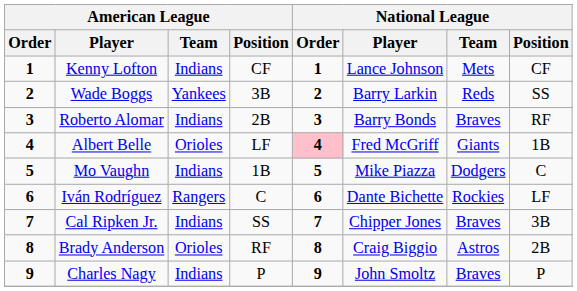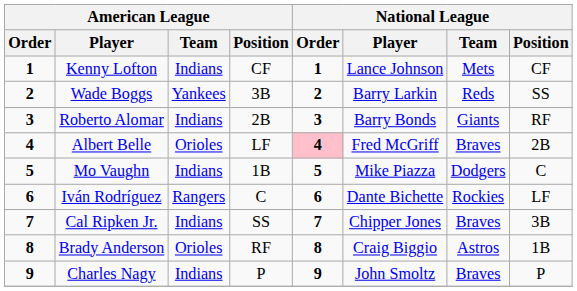(478, 119) Braves -> (478, 119) Giants
(478, 145) Giants -> (478, 145) Braves
(541, 145) 1B -> (541, 145) 2B
(541, 247) 2B -> (541, 247) 1B
